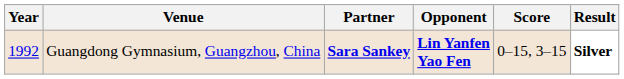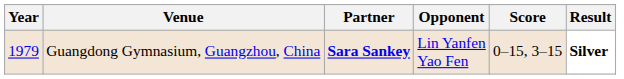(24, 52) 1992 -> (24, 52) 1979
(454, 52) bold -> (452, 52) normal
